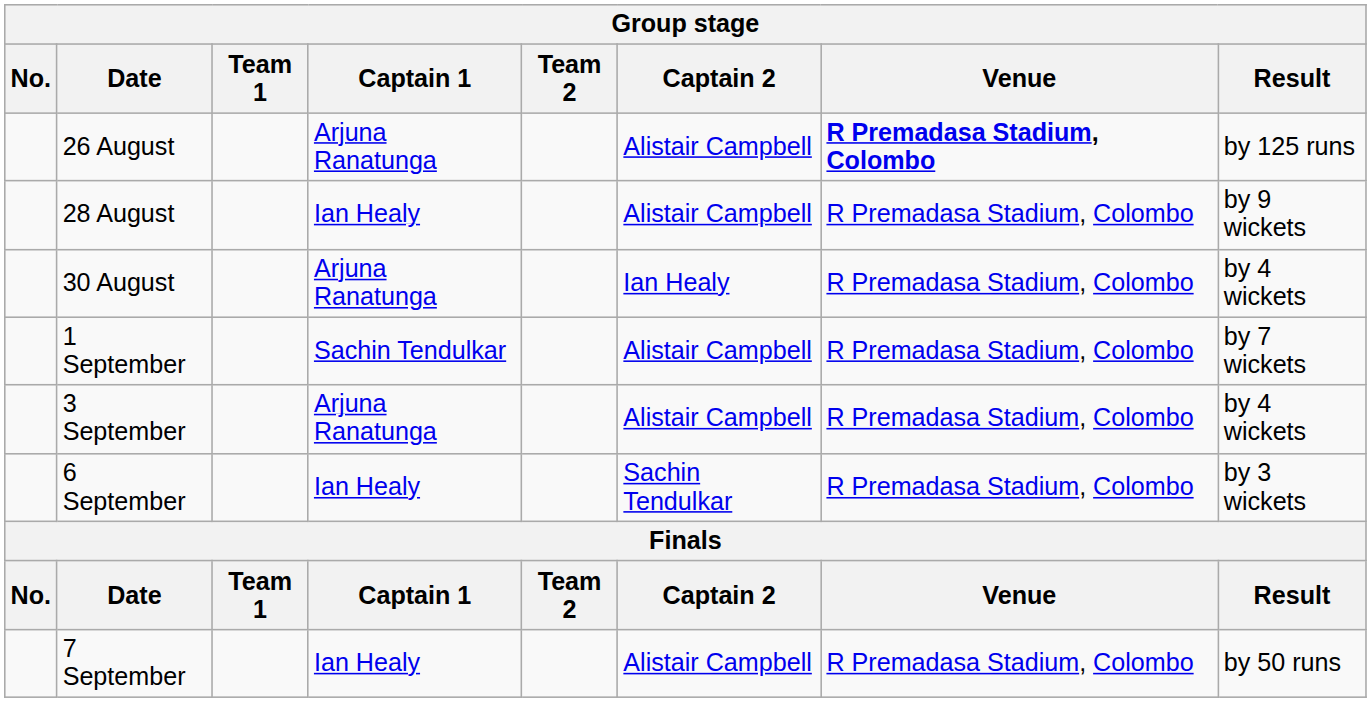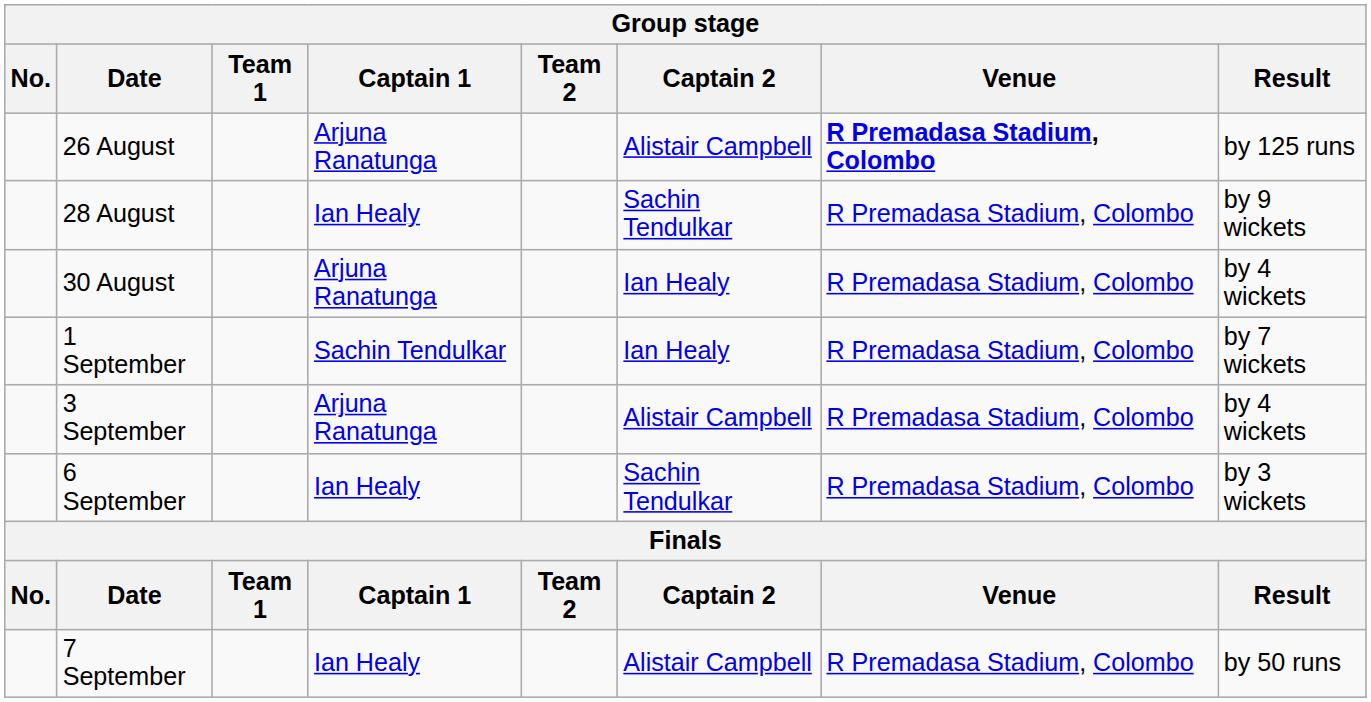(718, 214) Alistair Campbell -> (678, 214) Sachin Tendulkar
(718, 350) Alistair Campbell -> (676, 350) Ian Healy
